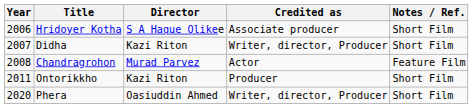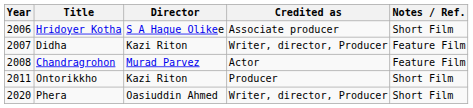(423, 46) Short Film -> (429, 46) Feature Film
